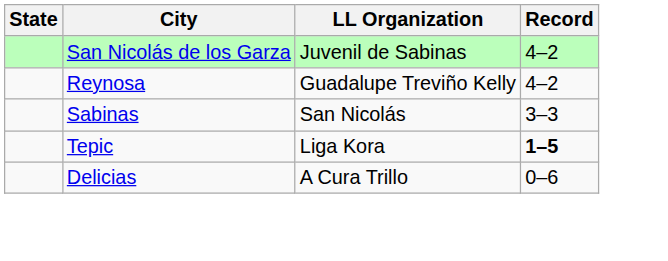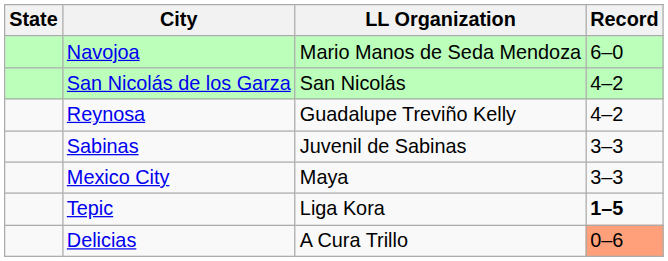+ row: (103, 51)
(383, 51) Juvenil de Sabinas -> (353, 83) San Nicolás
(353, 114) San Nicolás -> (383, 146) Juvenil de Sabinas
+ row: (118, 177)
(542, 177) no background -> (607, 240) lightsalmon background
